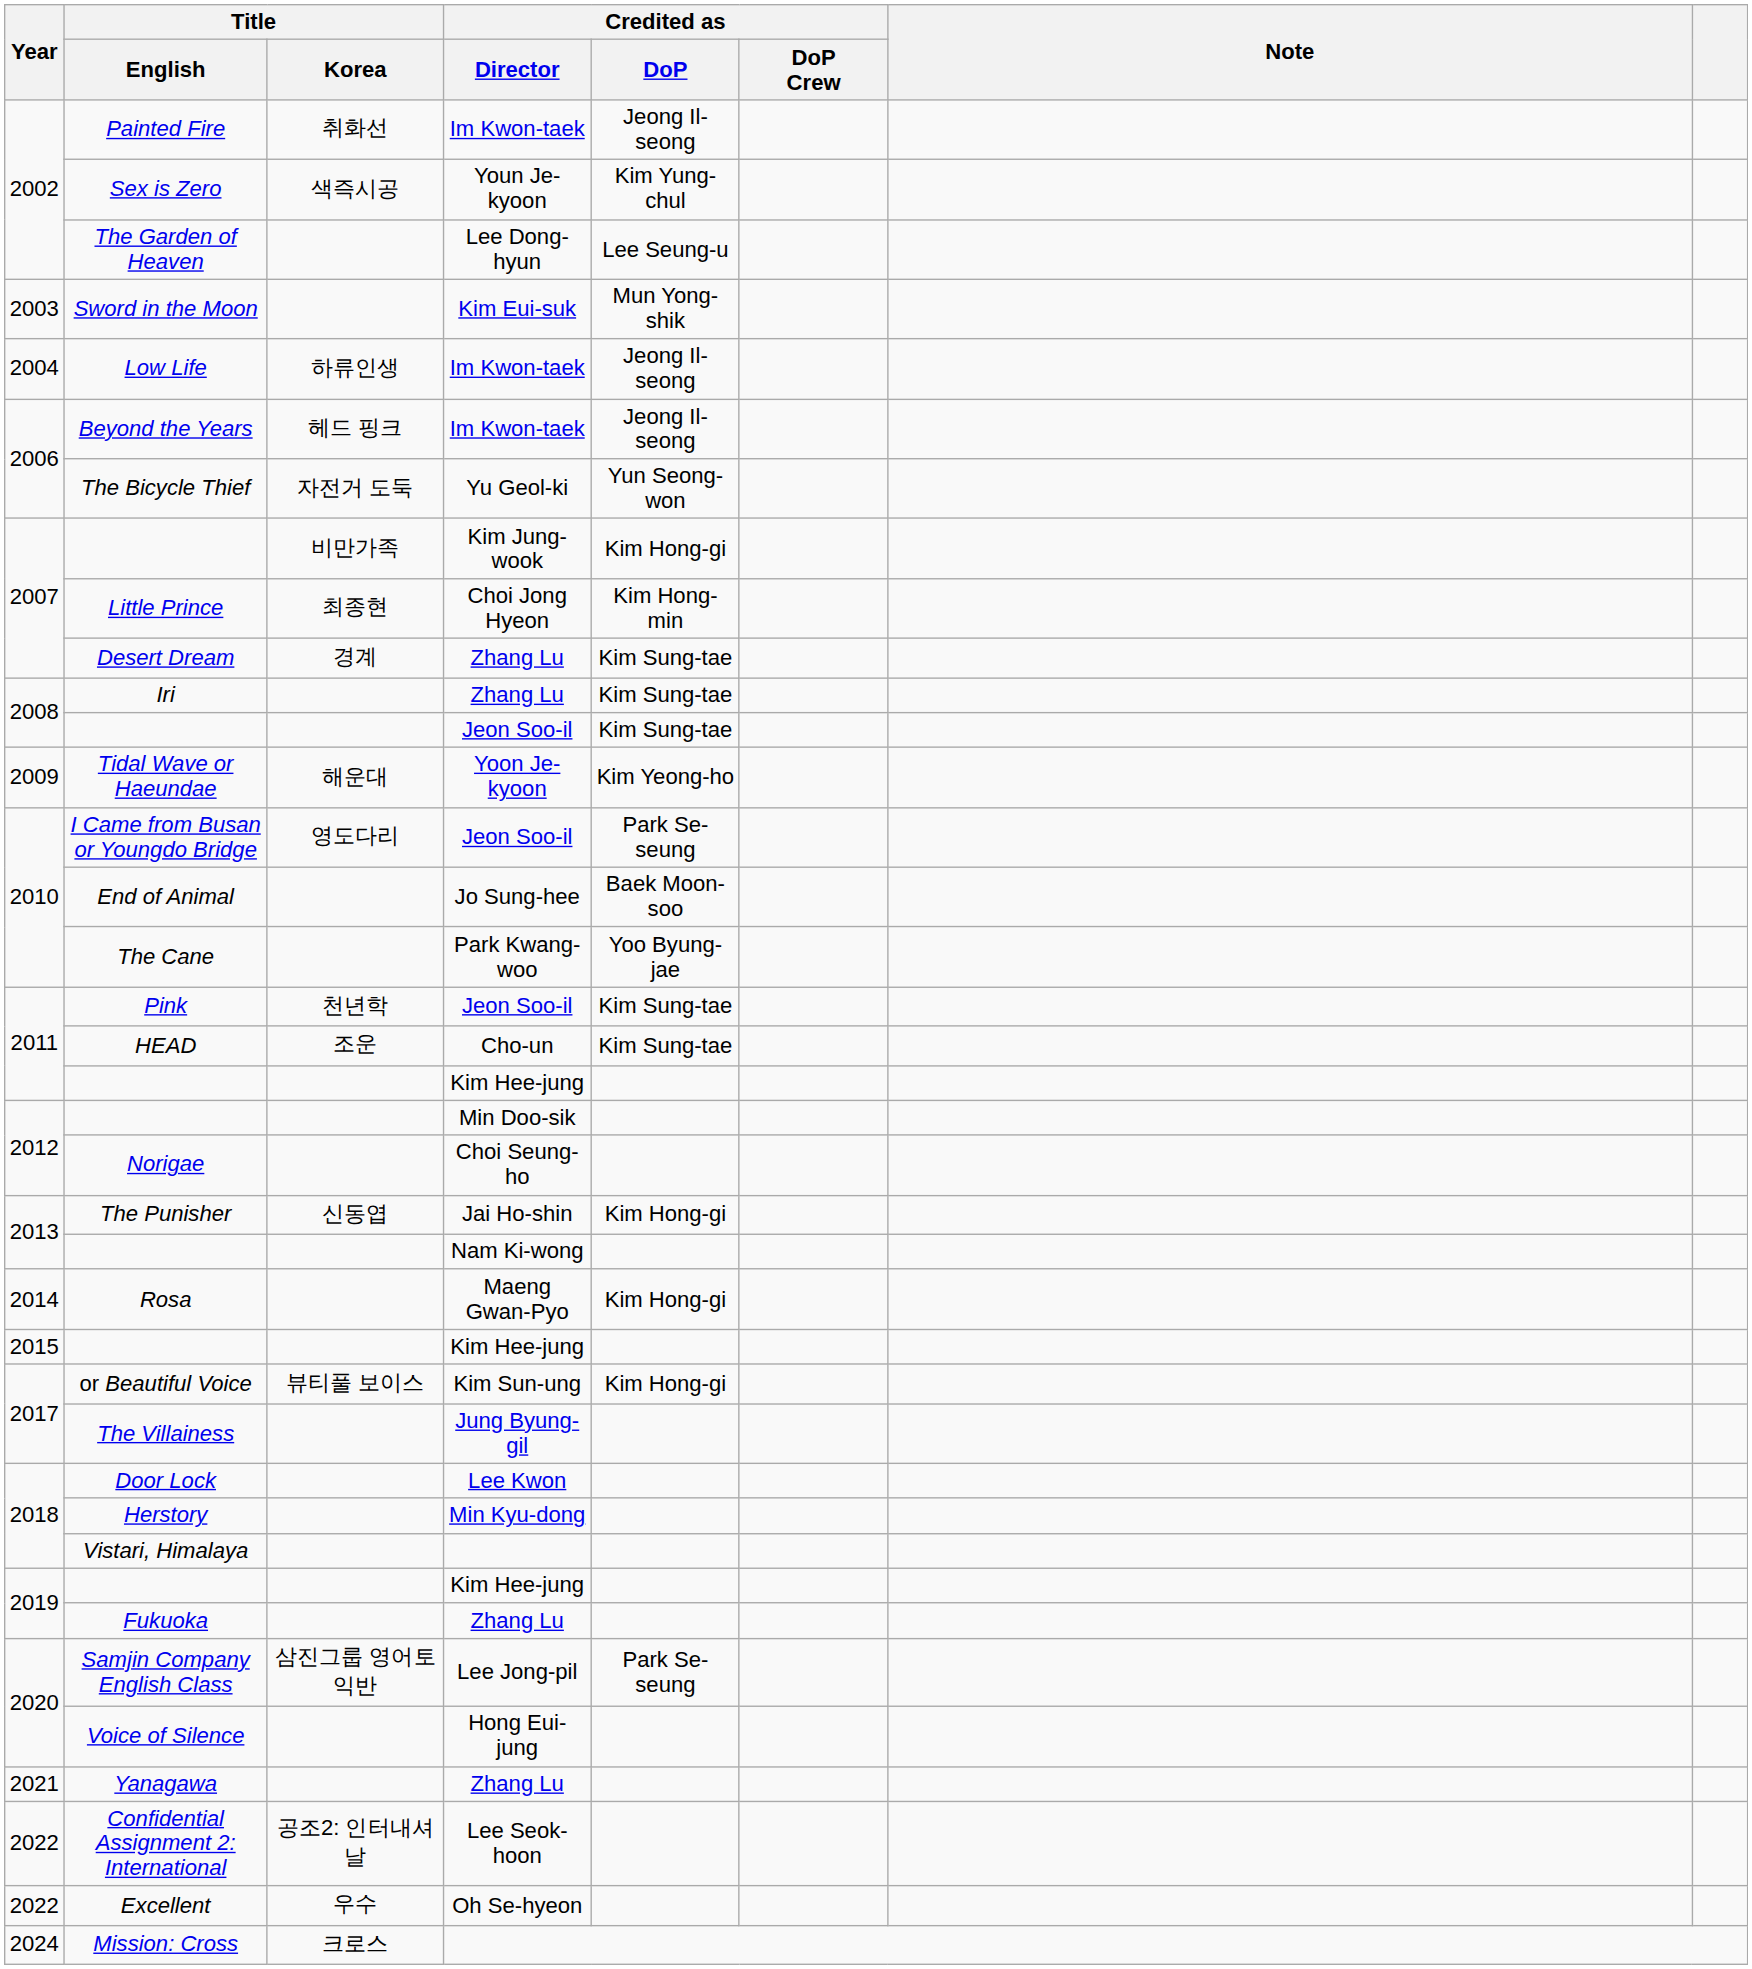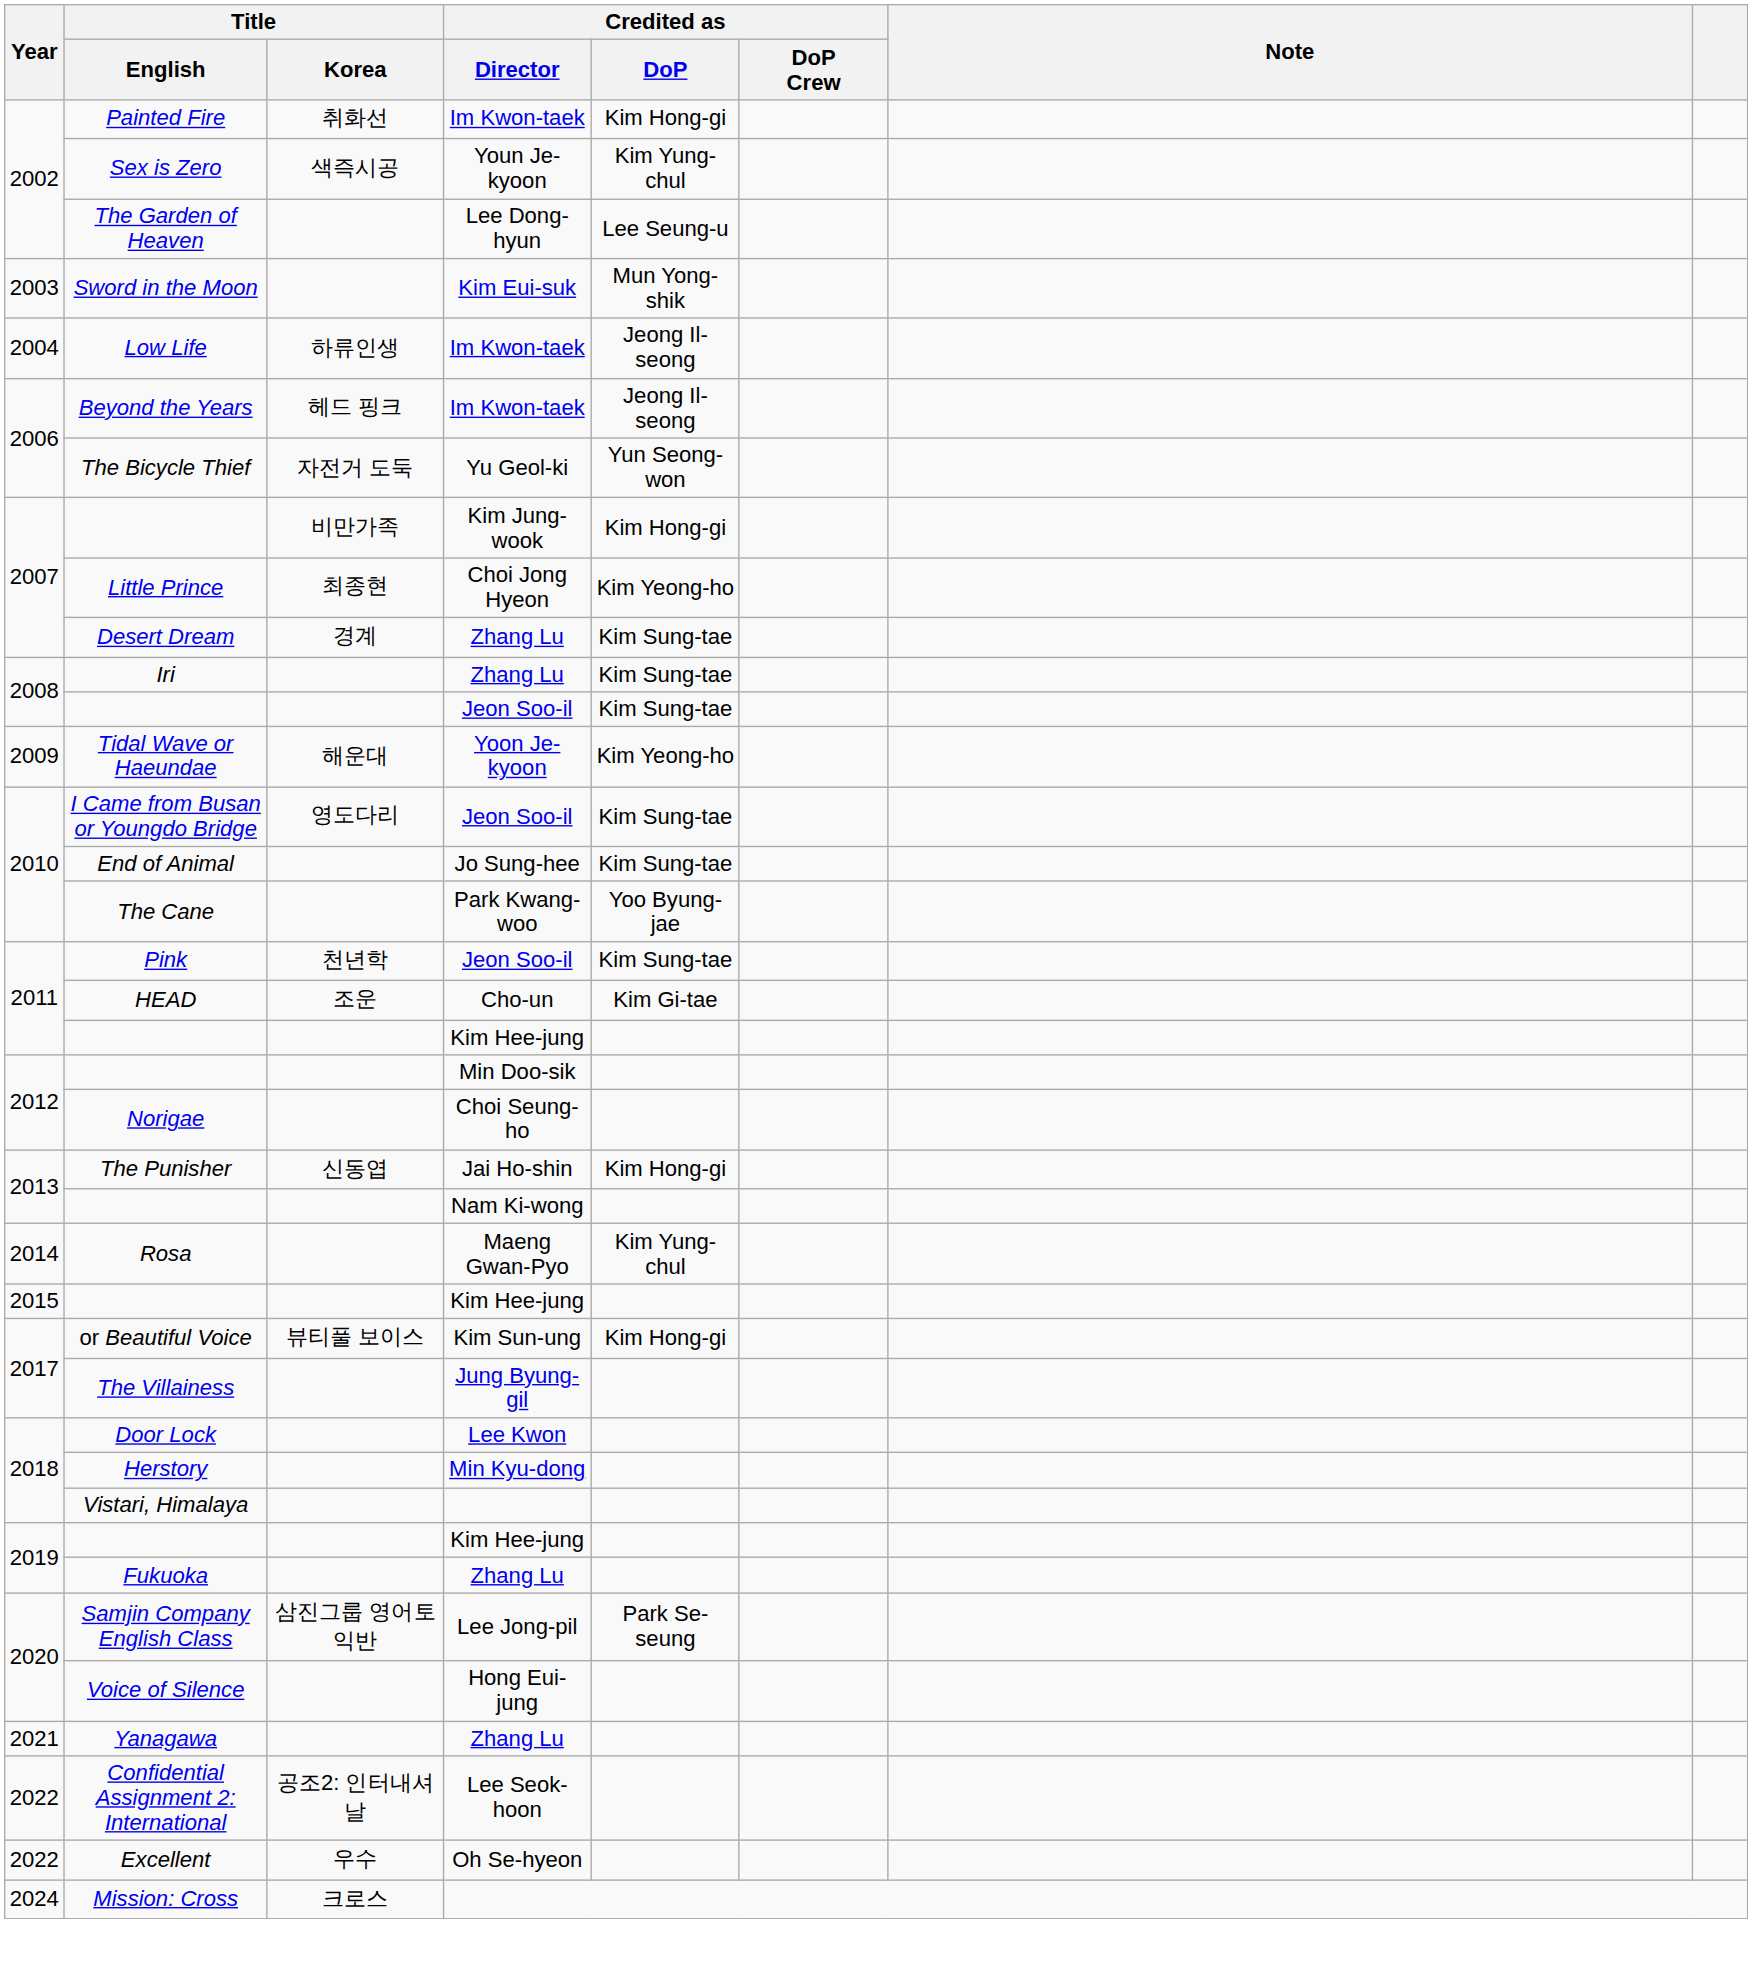(665, 129) Jeong Il-seong -> (665, 118) Kim Hong-gi
(665, 608) Kim Hong-min -> (665, 587) Kim Yeong-ho
(665, 837) Park Se-seung -> (665, 816) Kim Sung-tae
(665, 896) Baek Moon-soo -> (665, 863) Kim Sung-tae
(665, 1045) Kim Sung-tae -> (665, 999) Kim Gi-tae
(665, 1299) Kim Hong-gi -> (665, 1253) Kim Yung-chul
